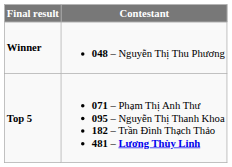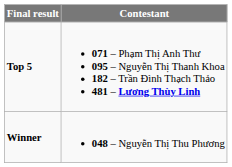rows swapped: (24, 47) <-> (19, 118)
